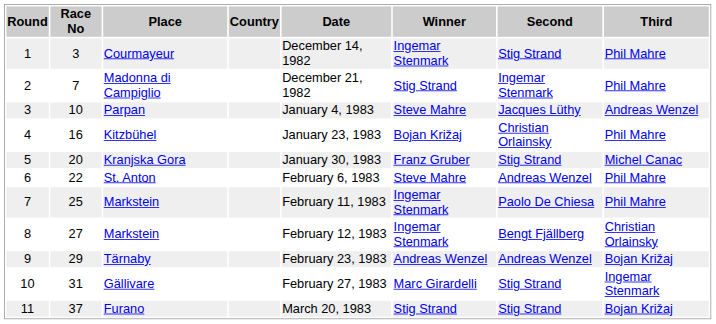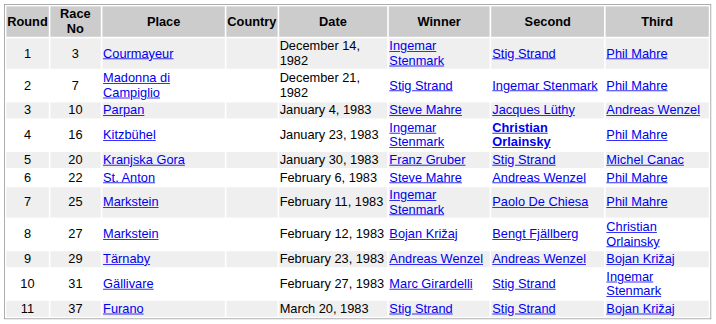(428, 135) Bojan Križaj -> (417, 135) Ingemar Stenmark
(525, 135) normal -> (521, 135) bold
(421, 234) Ingemar Stenmark -> (424, 234) Bojan Križaj
